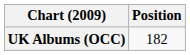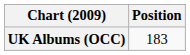(157, 38) 182 -> (157, 38) 183
